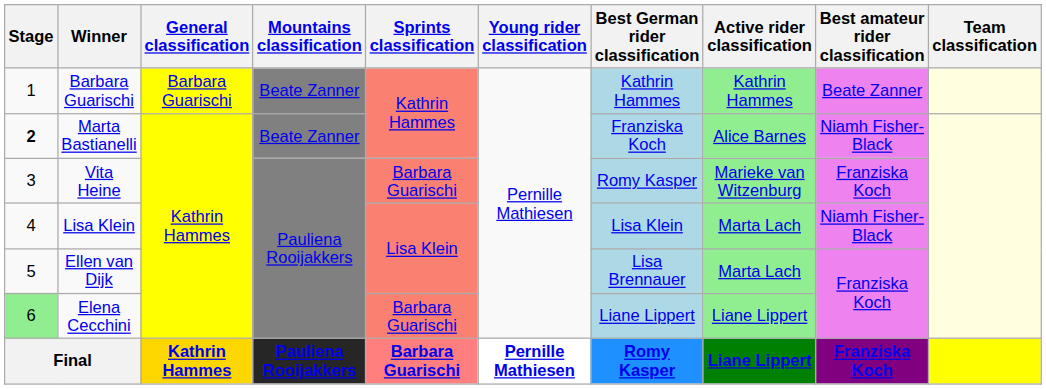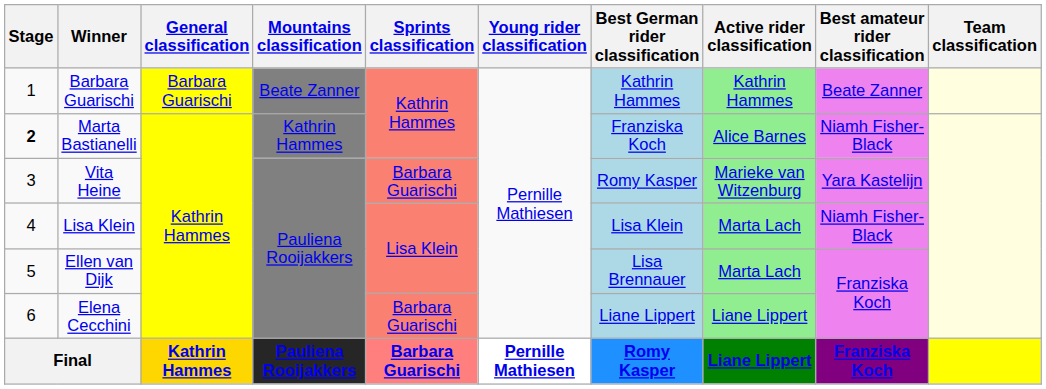(309, 136) Beate Zanner -> (309, 136) Kathrin Hammes
(872, 181) Franziska Koch -> (872, 181) Yara Kastelijn
(31, 316) lightgreen background -> (31, 316) no background
